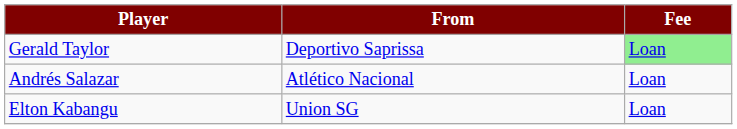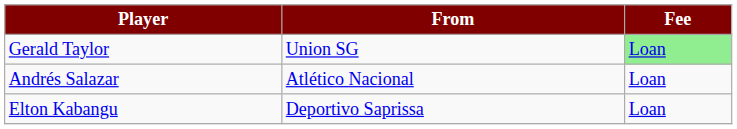(355, 49) Deportivo Saprissa -> (322, 49) Union SG
(322, 109) Union SG -> (355, 109) Deportivo Saprissa
